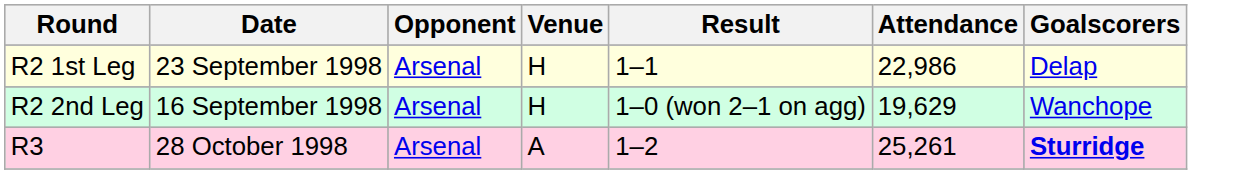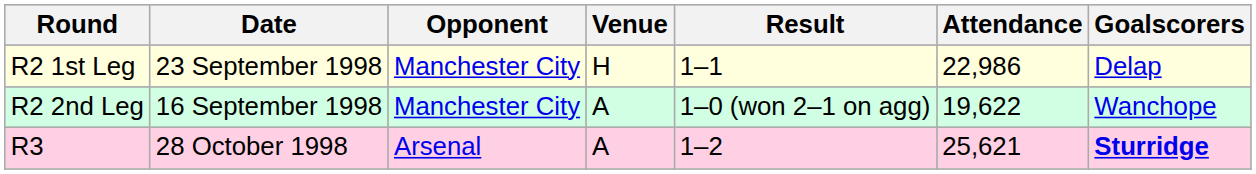(438, 65) Arsenal -> (487, 65) Manchester City
(438, 106) Arsenal -> (487, 106) Manchester City
(537, 106) H -> (601, 106) A
(917, 106) 19,629 -> (982, 106) 19,622
(917, 147) 25,261 -> (982, 147) 25,621
